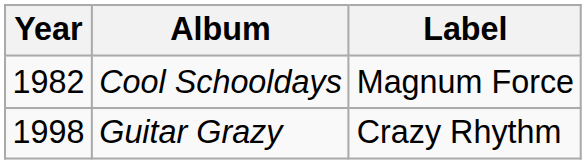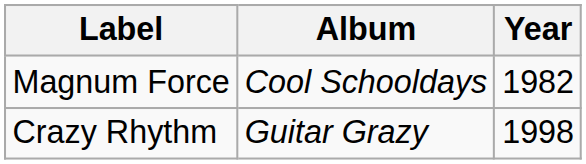columns swapped: (48, 30) <-> (465, 30)
